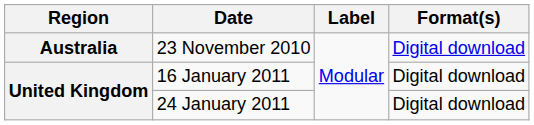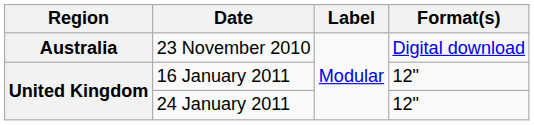(459, 76) Digital download -> (406, 76) 12"
(459, 104) Digital download -> (406, 104) 12"
